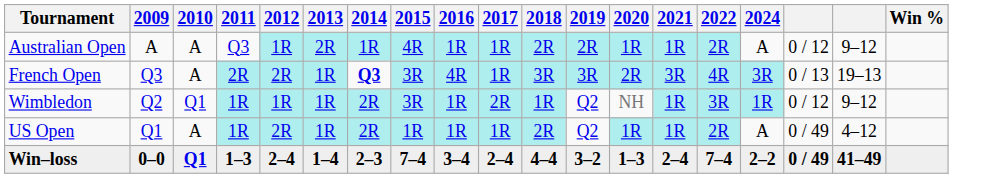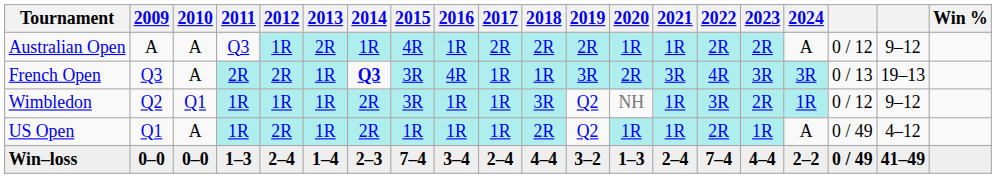+ column: (762, 18)
(500, 46) 1R -> (500, 46) 2R
(544, 74) 3R -> (544, 74) 1R
(500, 103) 2R -> (500, 103) 1R
(544, 103) 1R -> (544, 103) 3R
(195, 159) Q1 -> (195, 159) 0–0
